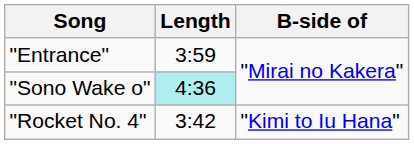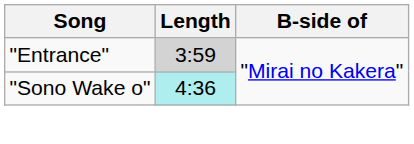(195, 54) no background -> (195, 54) lightgrey background
- row: (78, 121)
